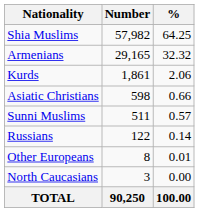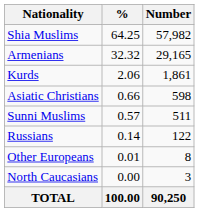columns swapped: (127, 14) <-> (174, 14)
